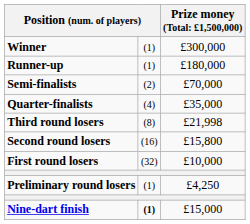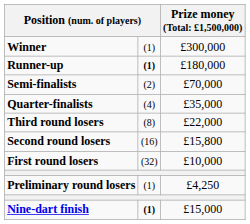(149, 66) normal -> (149, 65) bold
(203, 122) £21,998 -> (203, 122) £22,000
